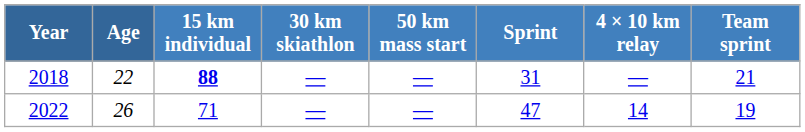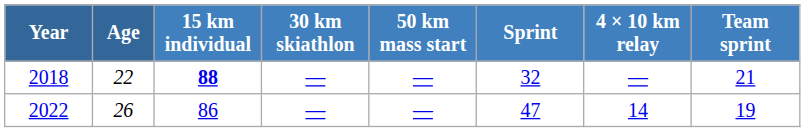(530, 77) 31 -> (530, 77) 32
(208, 110) 71 -> (208, 110) 86
